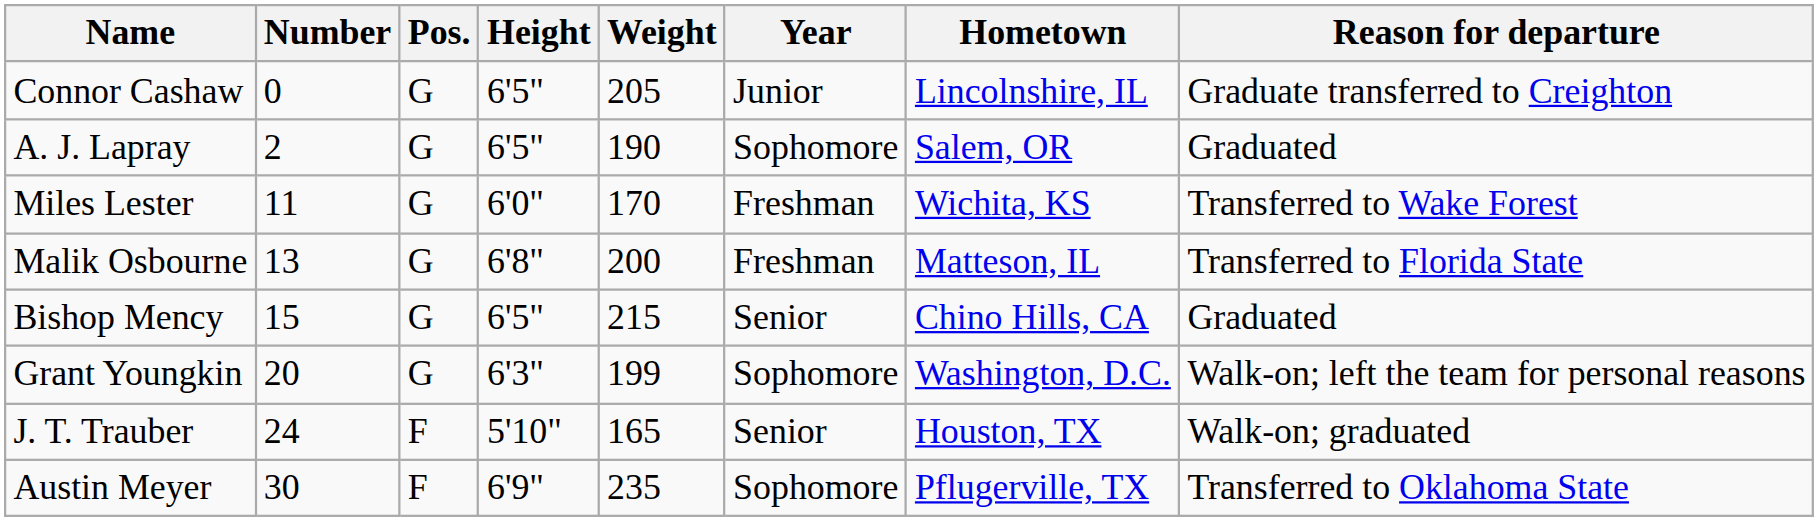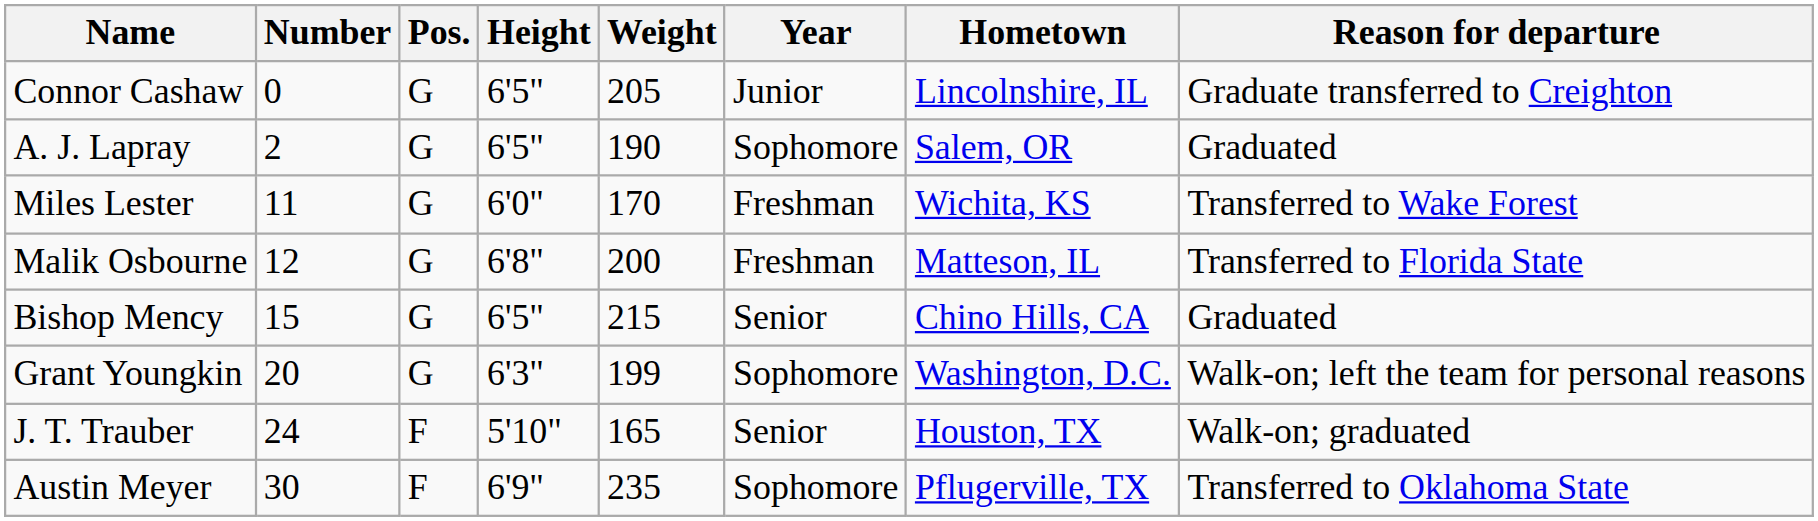(282, 260) 13 -> (282, 260) 12
